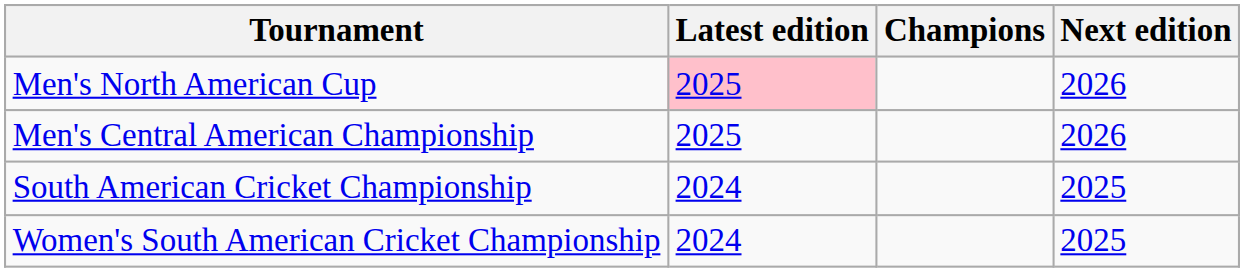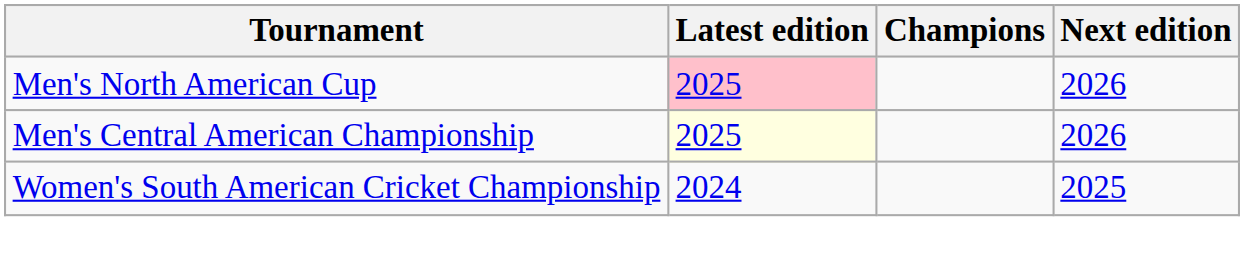(709, 135) no background -> (709, 135) lightyellow background
- row: (272, 187)
